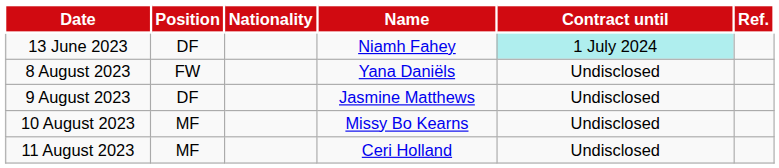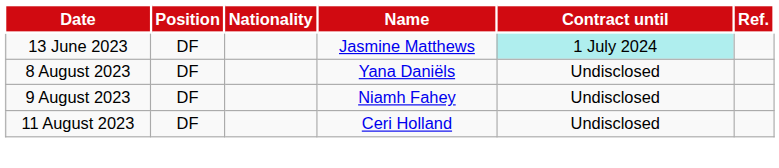(407, 46) Niamh Fahey -> (407, 46) Jasmine Matthews
(188, 72) FW -> (188, 72) DF
(407, 98) Jasmine Matthews -> (407, 98) Niamh Fahey
- row: (78, 124)
(188, 150) MF -> (188, 124) DF
